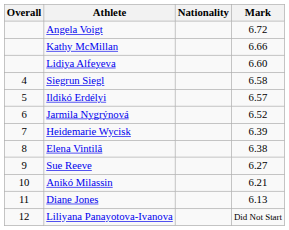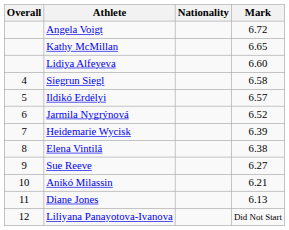(258, 47) 6.66 -> (258, 47) 6.65
